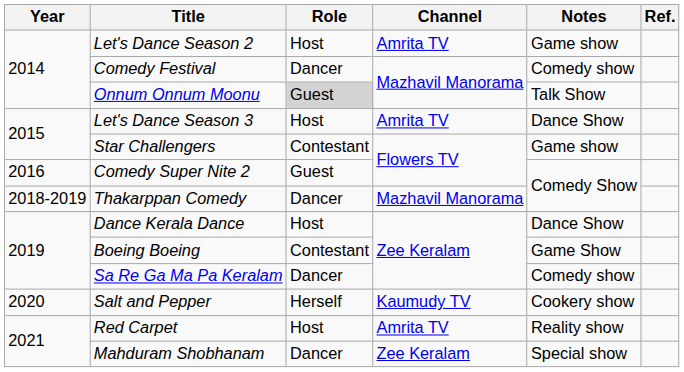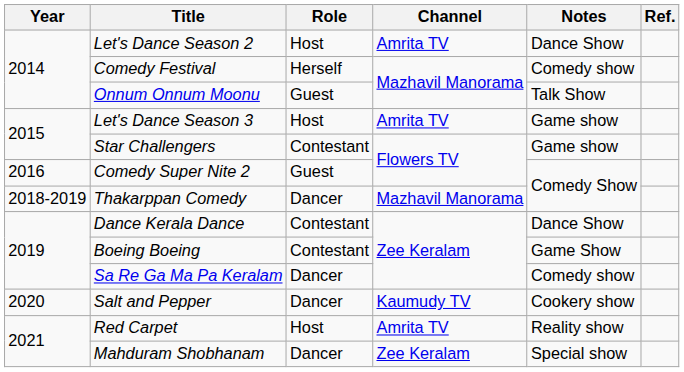(574, 43) Game show -> (577, 43) Dance Show
(316, 69) Dancer -> (316, 69) Herself
(312, 95) lightgrey background -> (312, 95) no background
(577, 120) Dance Show -> (574, 120) Game show
(307, 224) Host -> (329, 224) Contestant
(316, 302) Herself -> (316, 302) Dancer
